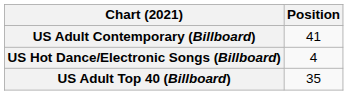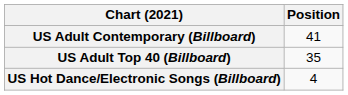rows swapped: (144, 79) <-> (144, 57)
